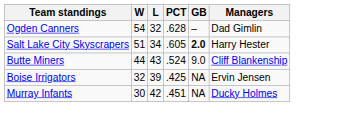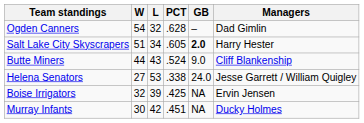+ row: (45, 77)
